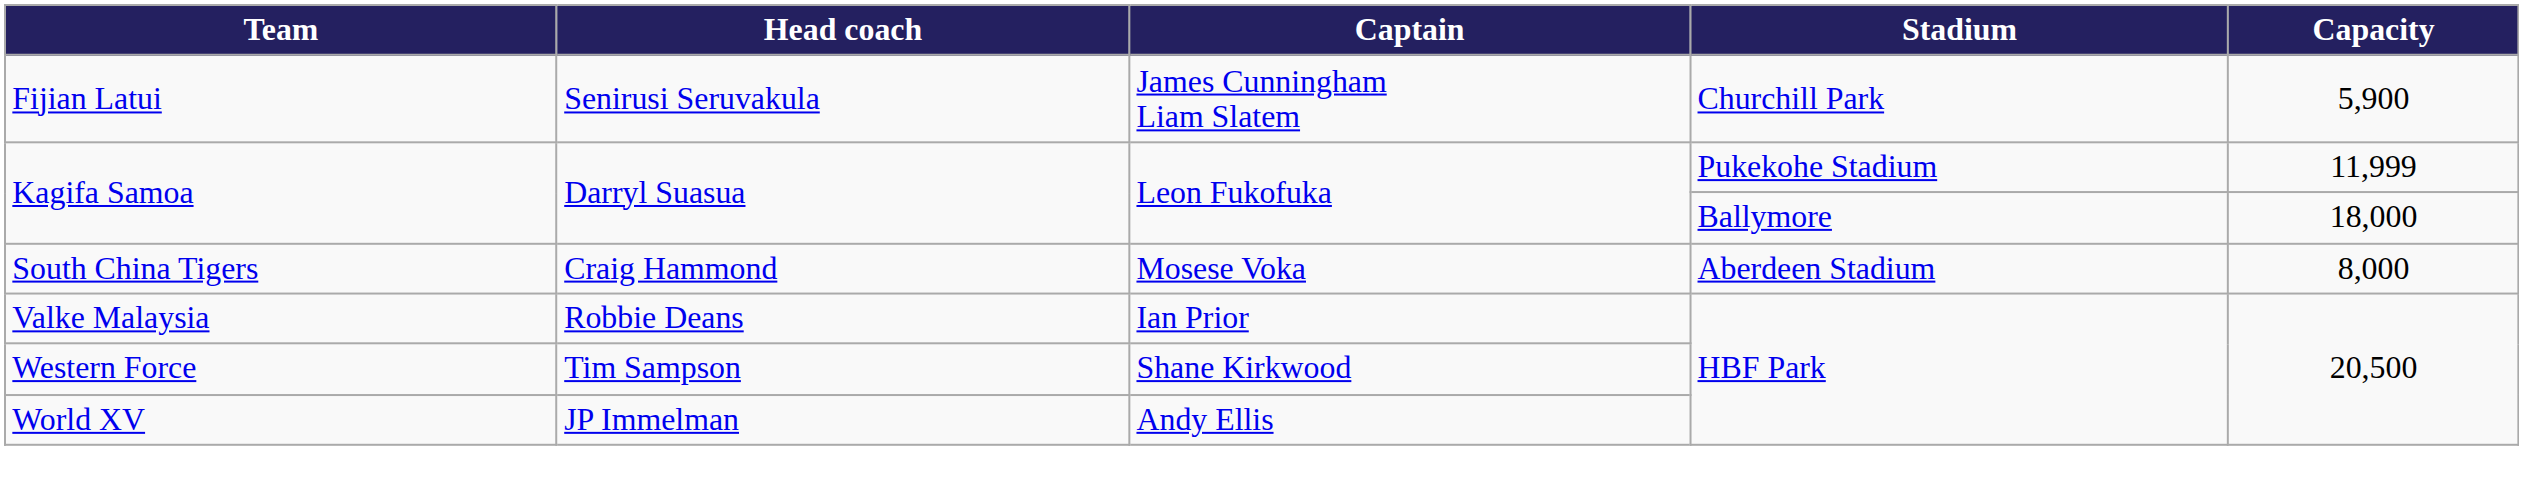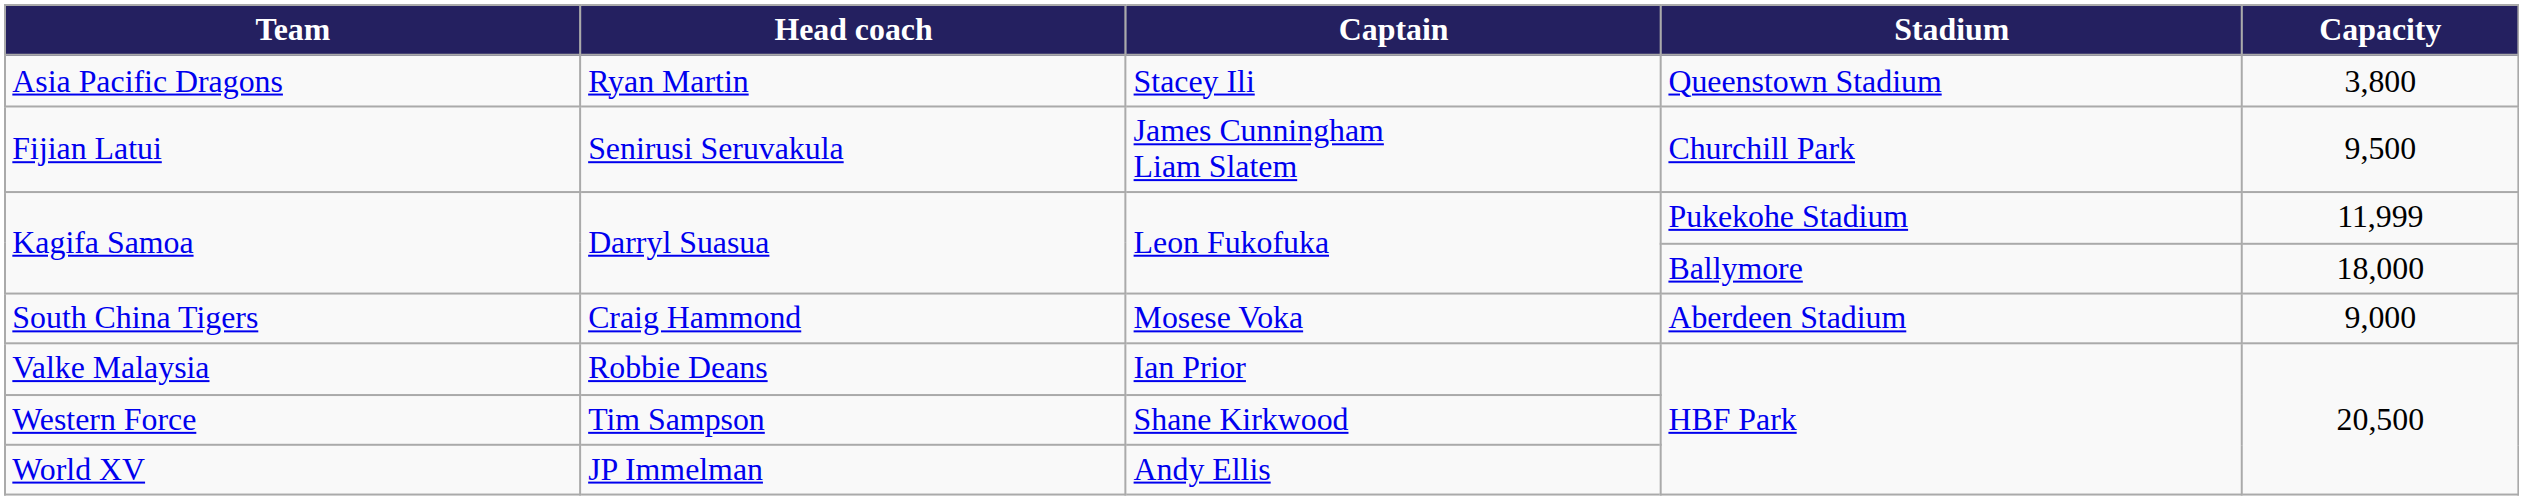+ row: (148, 80)
(2374, 98) 5,900 -> (2380, 148) 9,500
(2374, 267) 8,000 -> (2380, 318) 9,000
